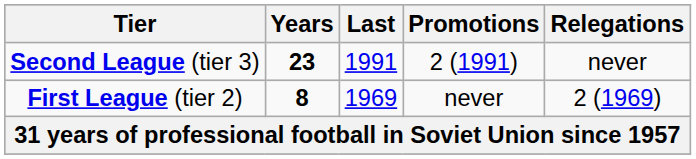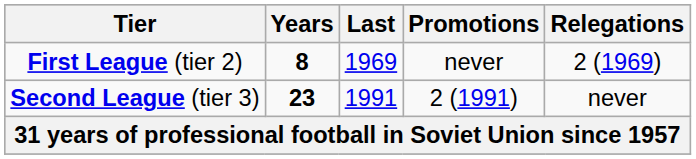rows swapped: (135, 98) <-> (135, 61)
